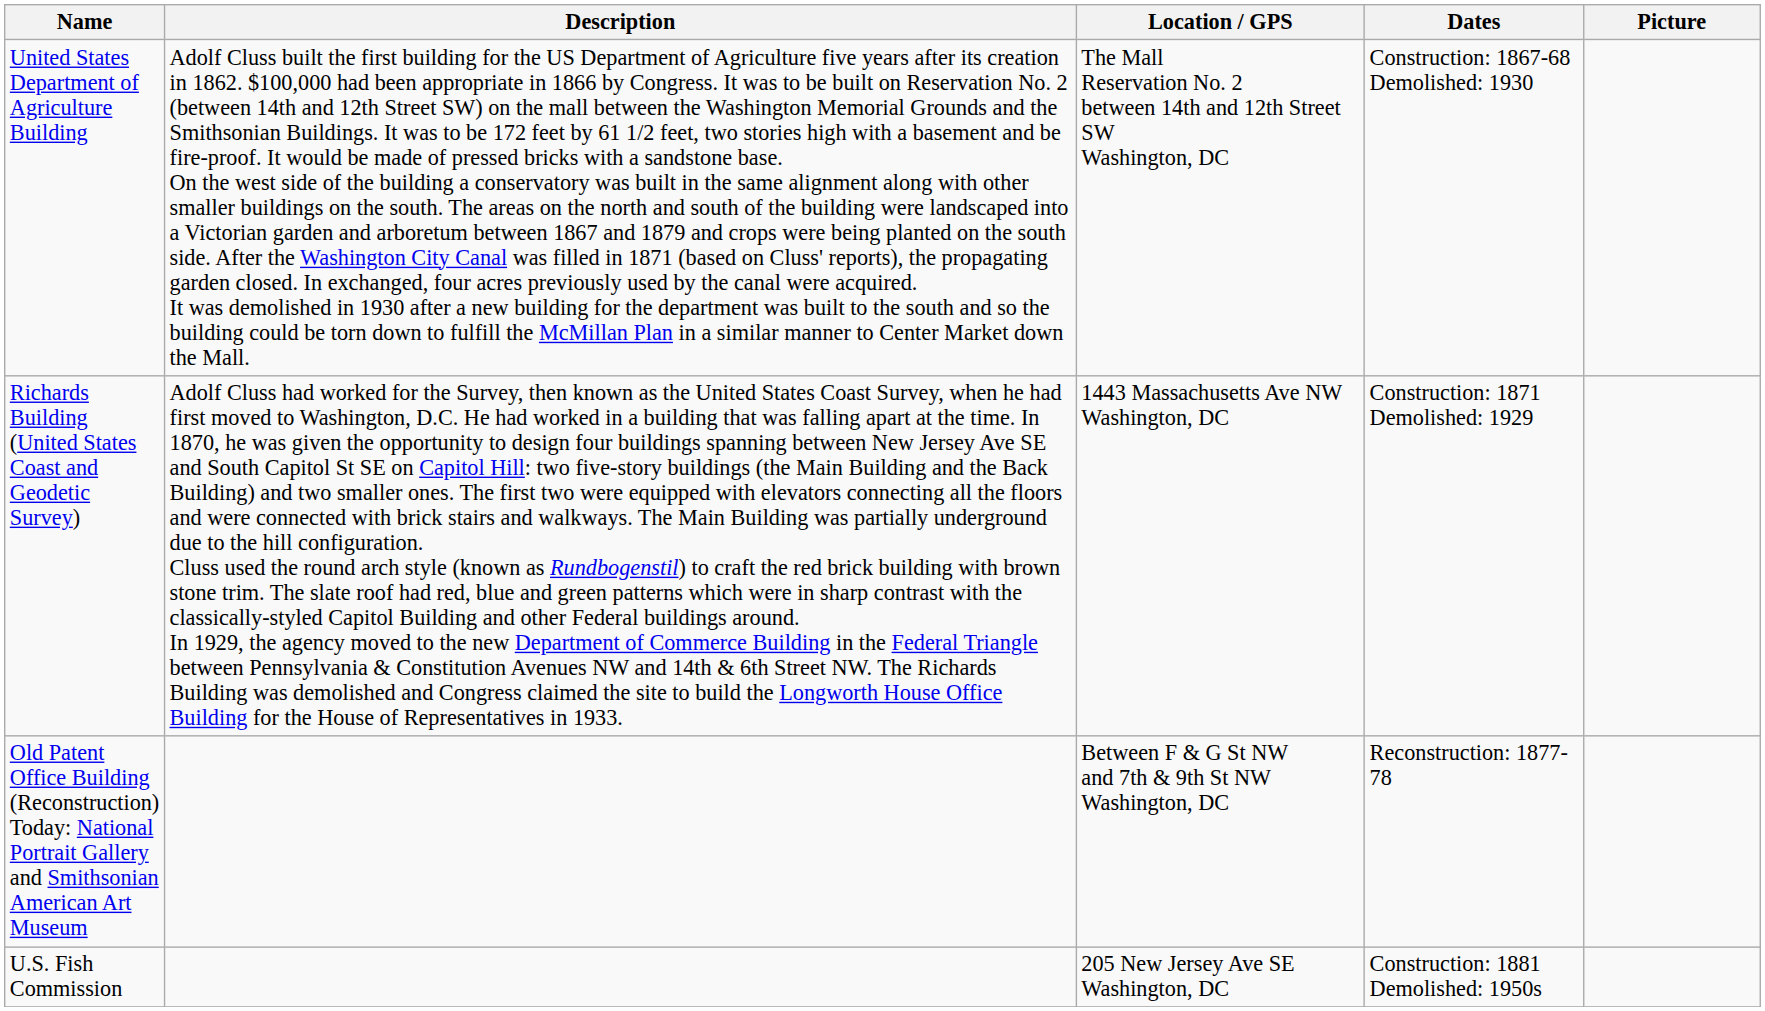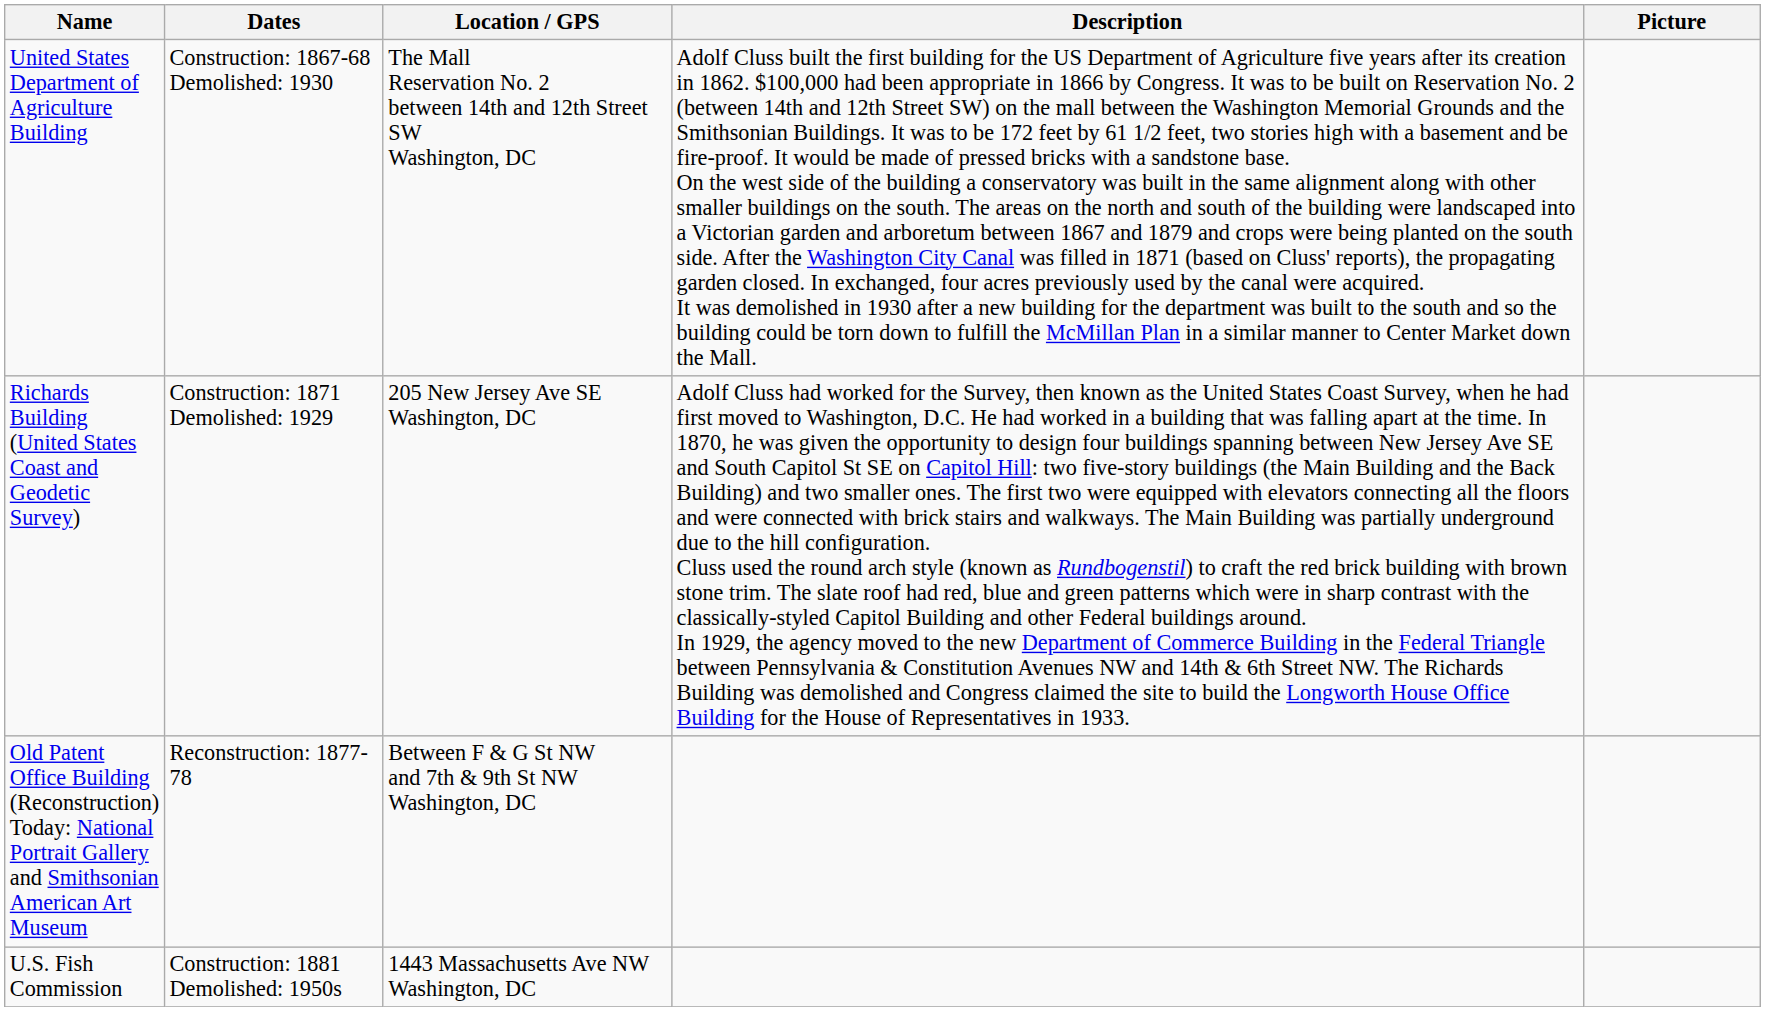columns swapped: (1474, 22) <-> (620, 22)
(1212, 405) 1443 Massachusetts Ave NW Washington, DC -> (495, 405) 205 New Jersey Ave SE Washington, DC
(1188, 976) 205 New Jersey Ave SE Washington, DC -> (519, 976) 1443 Massachusetts Ave NW Washington, DC
